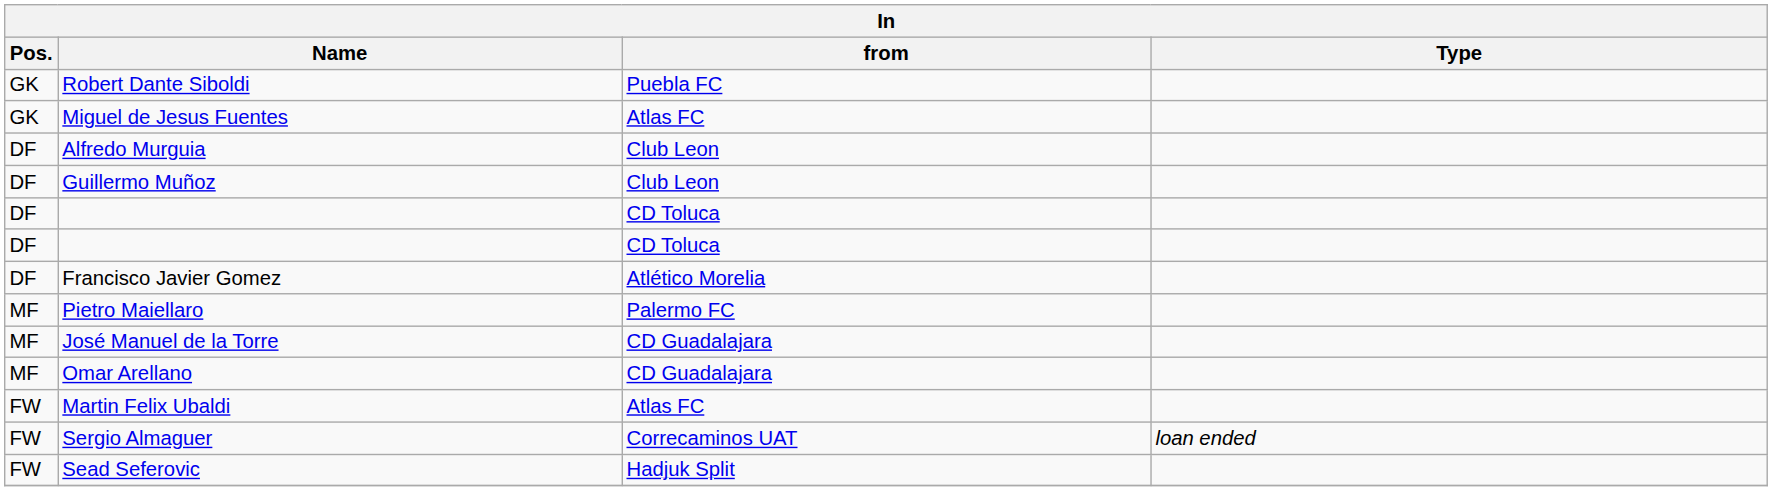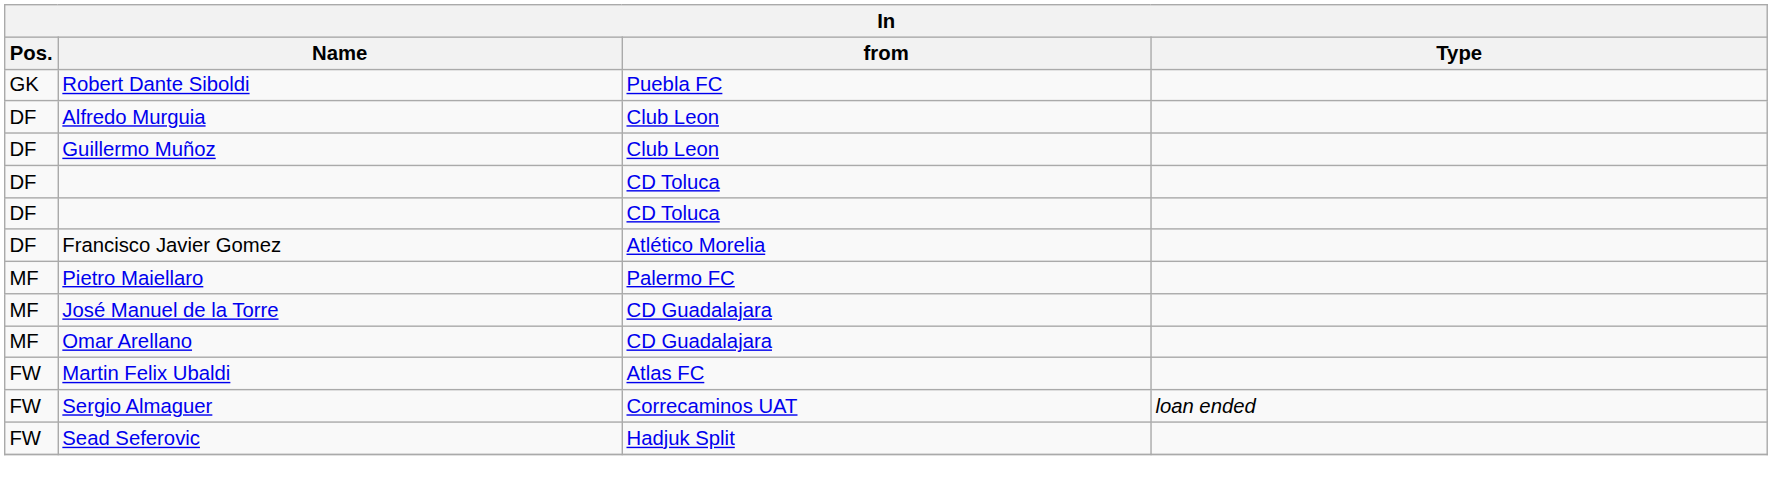- row: (175, 117)
